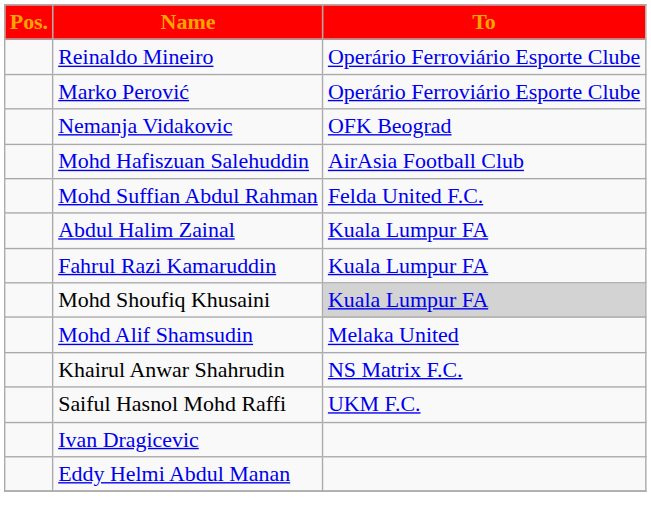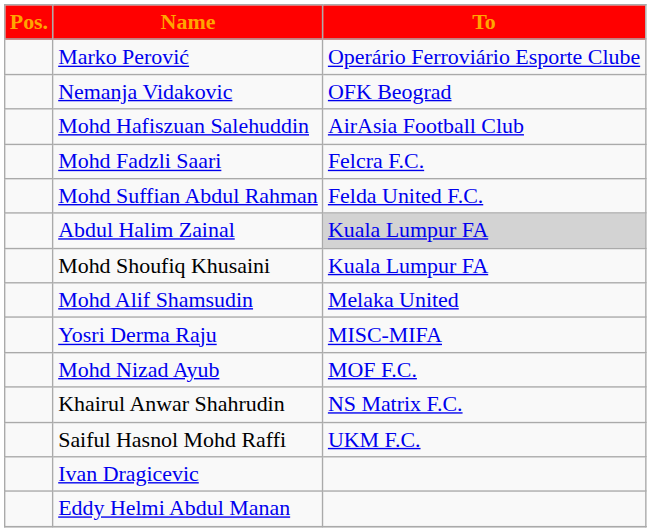- row: (136, 56)
+ row: (140, 160)
(408, 230) no background -> (408, 230) lightgrey background
- row: (167, 265)
(408, 299) lightgrey background -> (408, 265) no background
+ row: (137, 334)
+ row: (139, 369)
